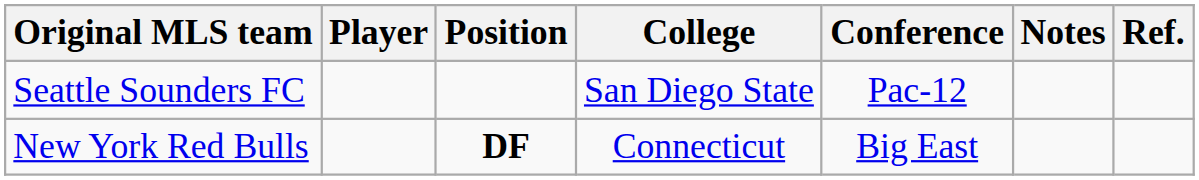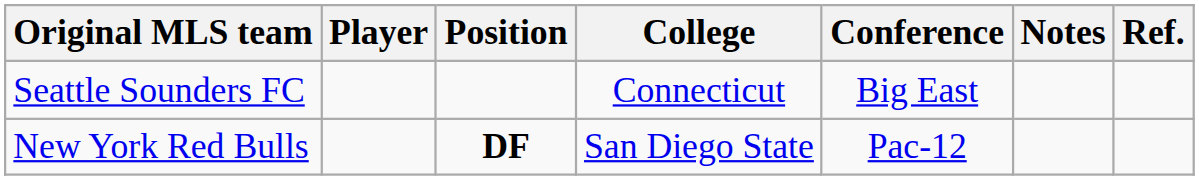(699, 89) San Diego State -> (699, 89) Connecticut
(917, 89) Pac-12 -> (917, 89) Big East
(699, 145) Connecticut -> (699, 145) San Diego State
(917, 145) Big East -> (917, 145) Pac-12
